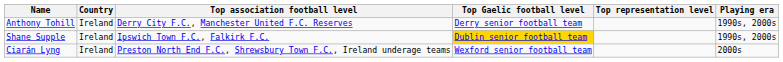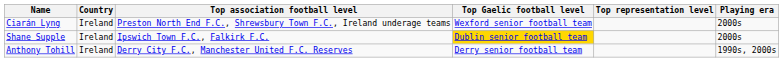rows swapped: (33, 51) <-> (41, 24)
(747, 38) 1990s, 2000s -> (730, 38) 2000s
